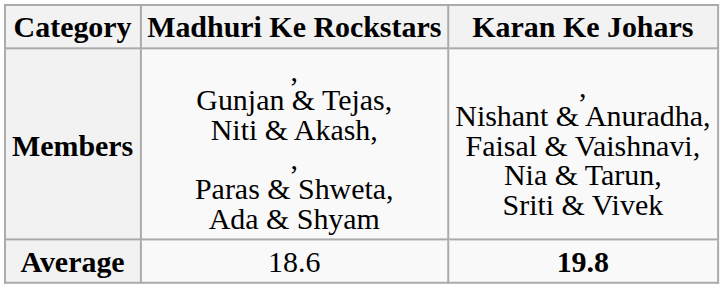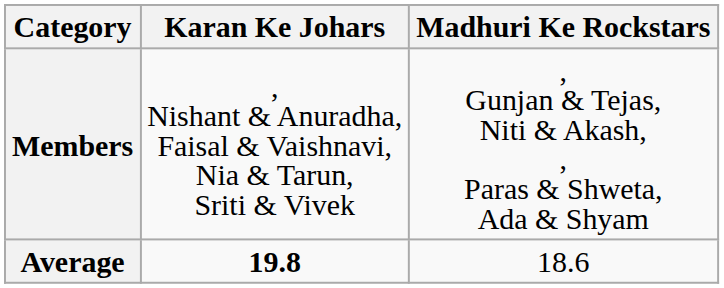columns swapped: (294, 27) <-> (583, 27)
